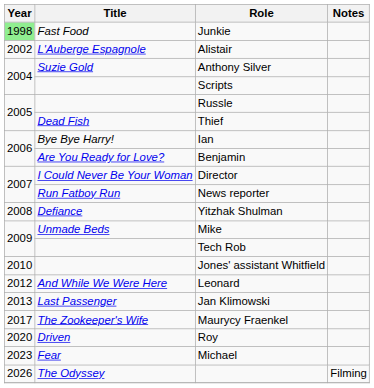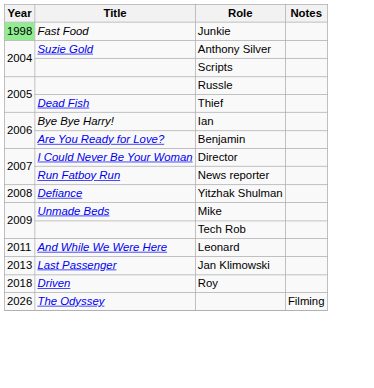- row: (92, 49)
- row: (115, 266)
(20, 283) 2012 -> (19, 247) 2011
- row: (93, 319)
(20, 337) 2020 -> (20, 283) 2018
- row: (49, 355)
